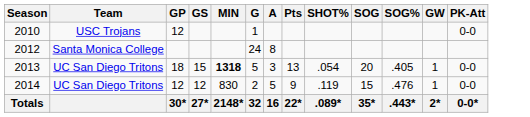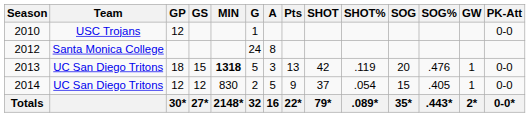+ column: (323, 13)
(328, 67) .054 -> (365, 67) .119
(402, 67) .405 -> (439, 67) .476
(328, 85) .119 -> (365, 85) .054
(402, 85) .476 -> (439, 85) .405
